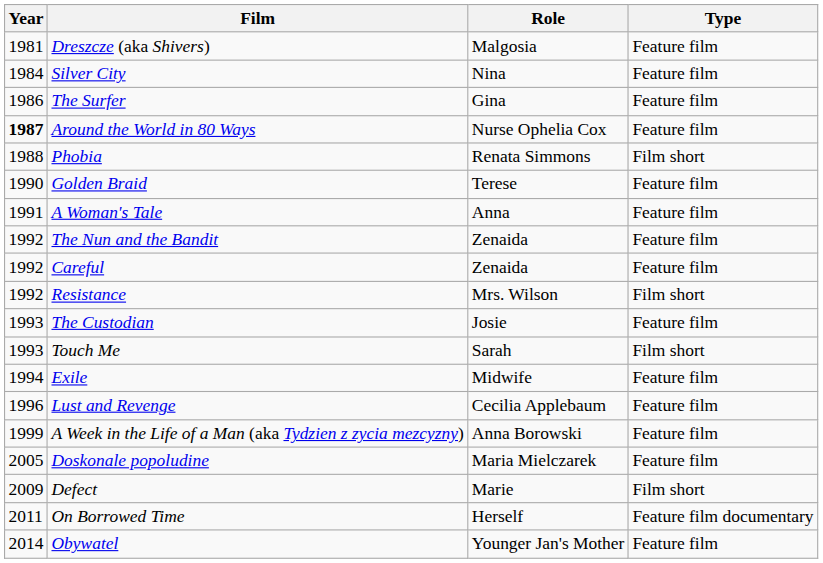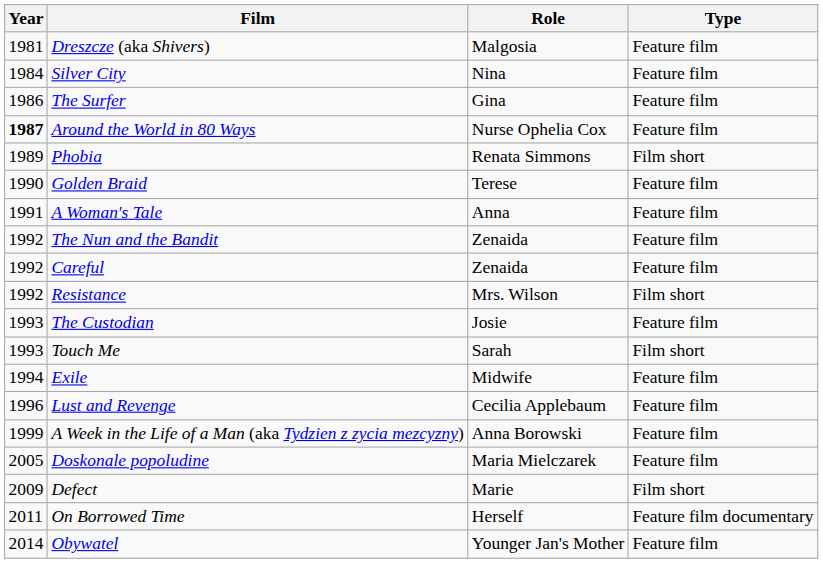(26, 156) 1988 -> (26, 156) 1989
